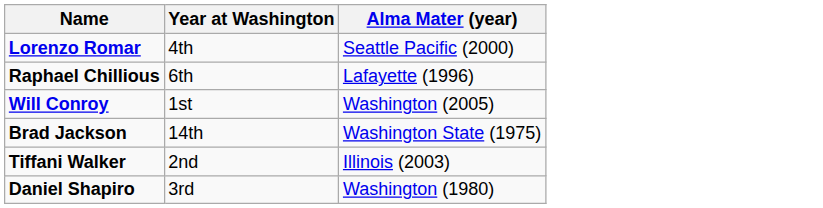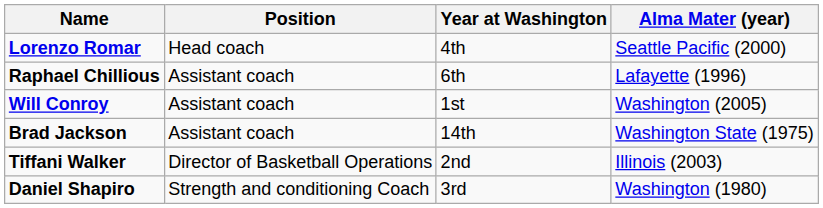+ column: (300, 19)
